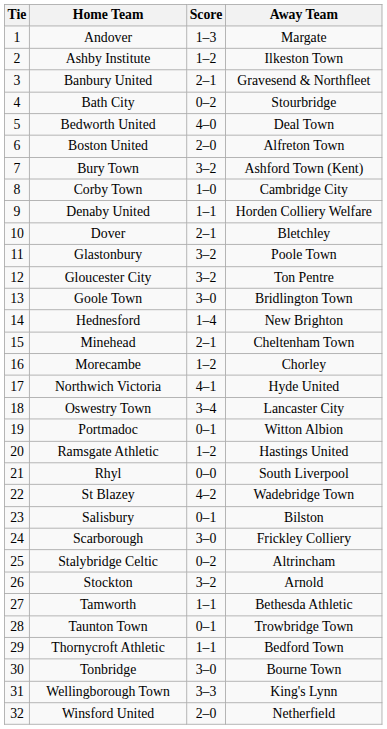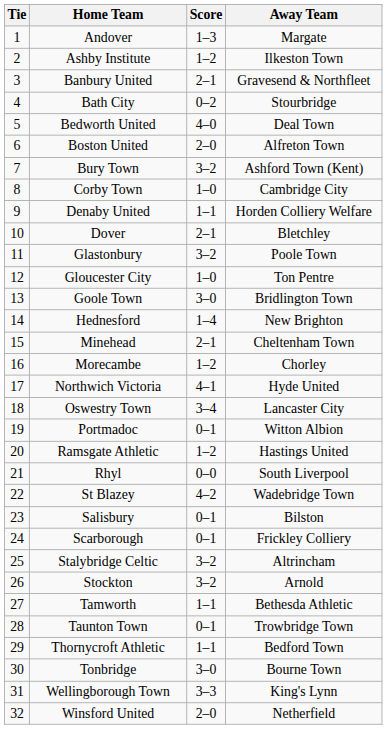(206, 277) 3–2 -> (206, 277) 1–0
(206, 539) 3–0 -> (206, 539) 0–1
(206, 560) 0–2 -> (206, 560) 3–2
